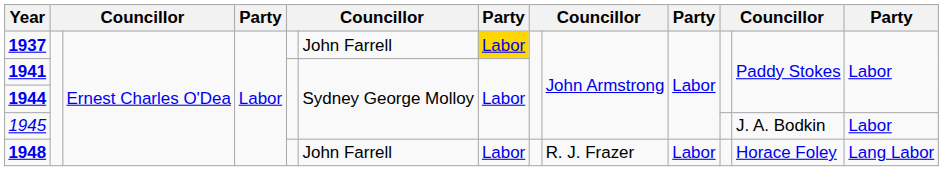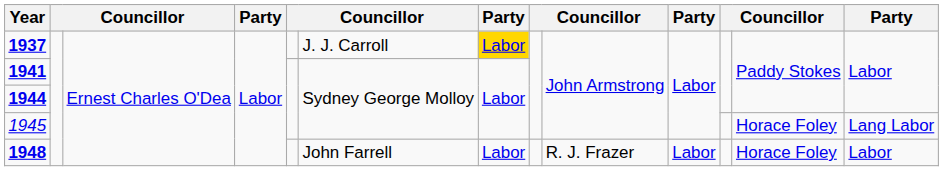(347, 44) John Farrell -> (345, 44) J. J. Carroll
(781, 125) J. A. Bodkin -> (786, 125) Horace Foley
(870, 125) Labor -> (891, 125) Lang Labor
(891, 152) Lang Labor -> (870, 152) Labor
